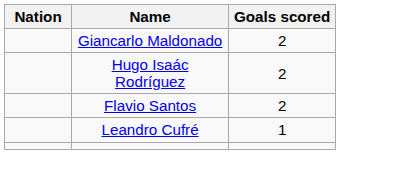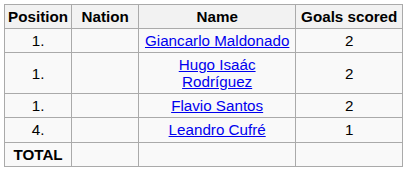+ column: (38, 17)
